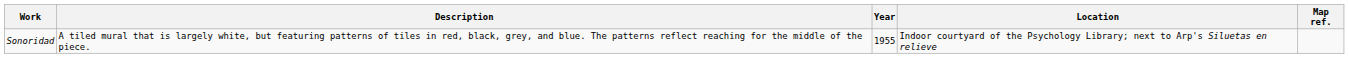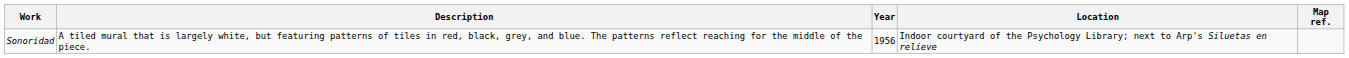(885, 41) 1955 -> (885, 41) 1956
